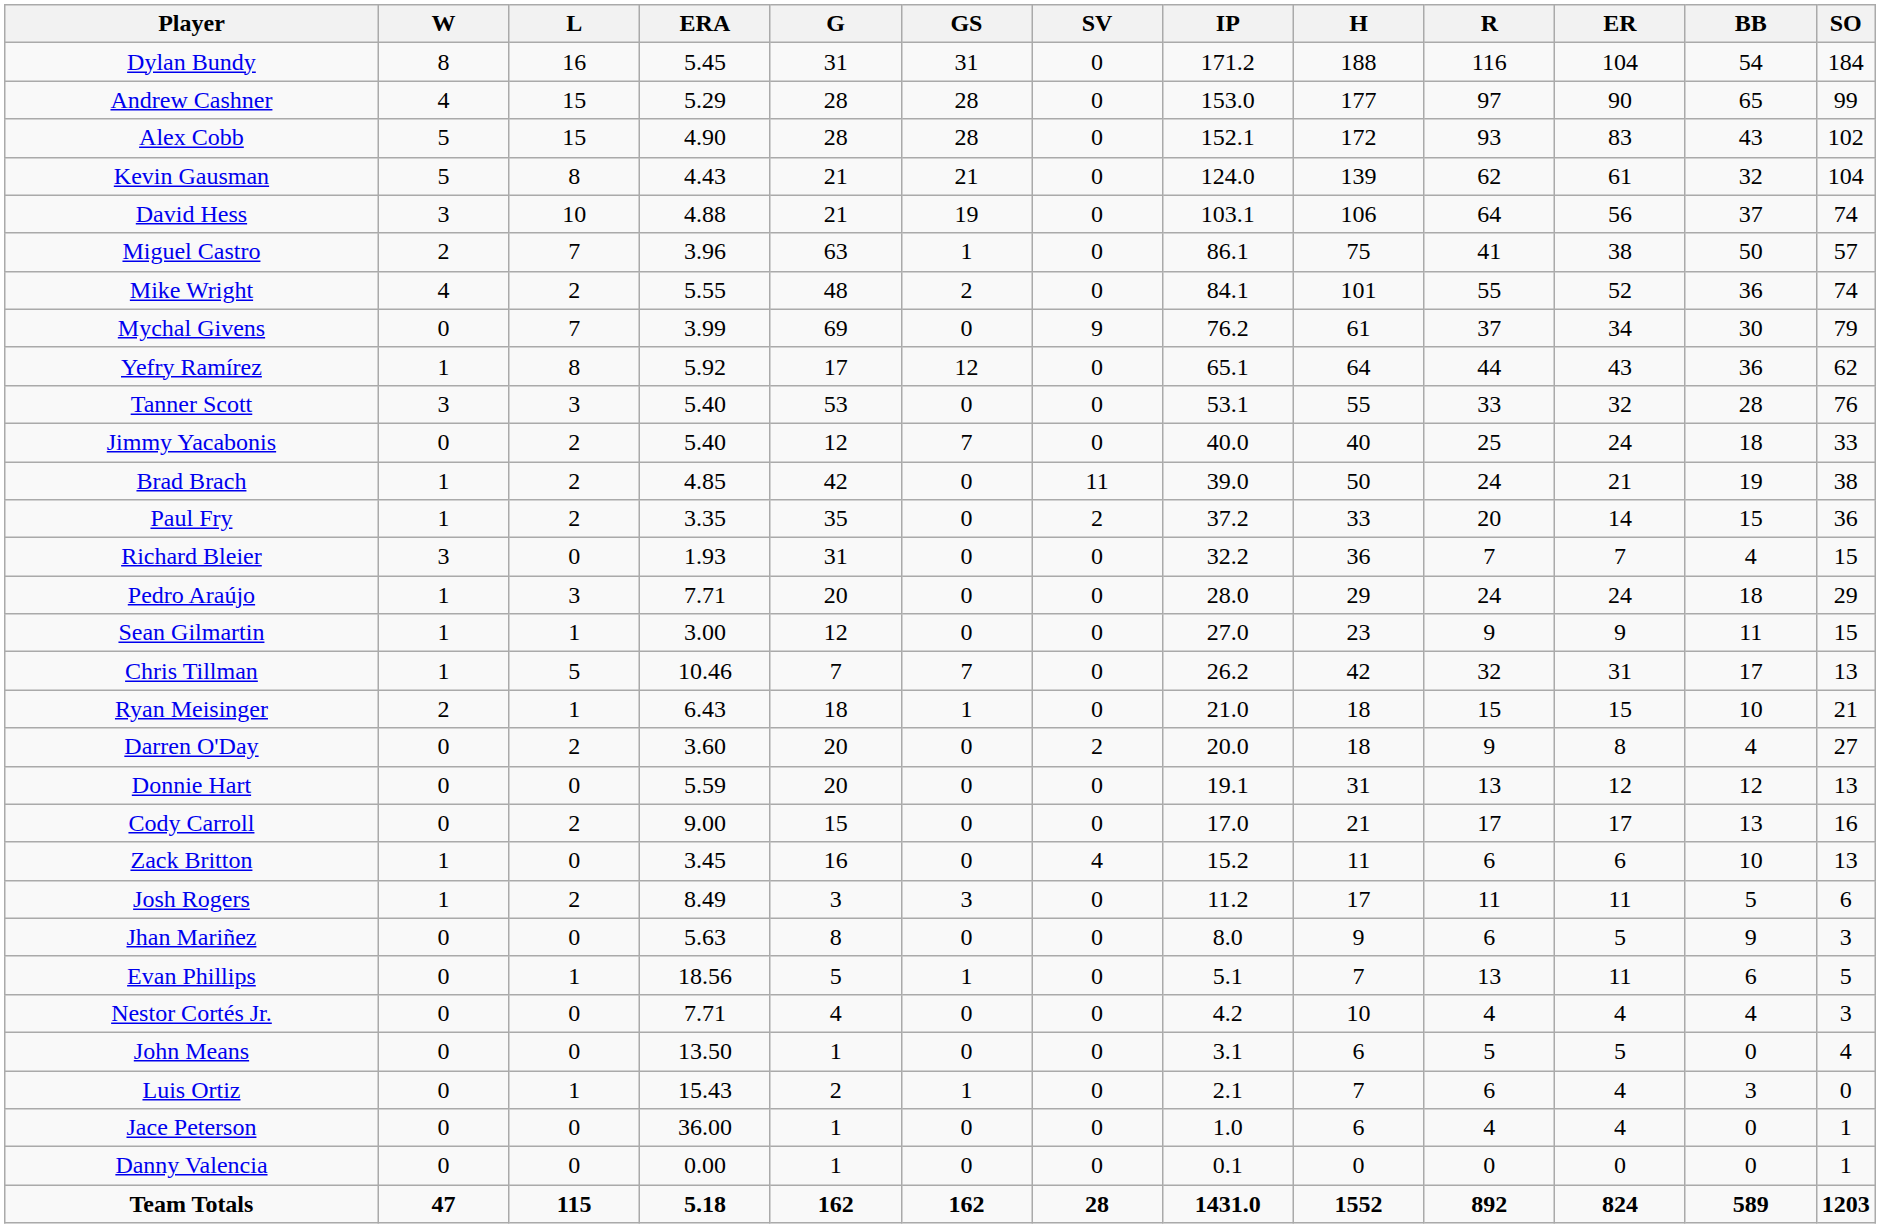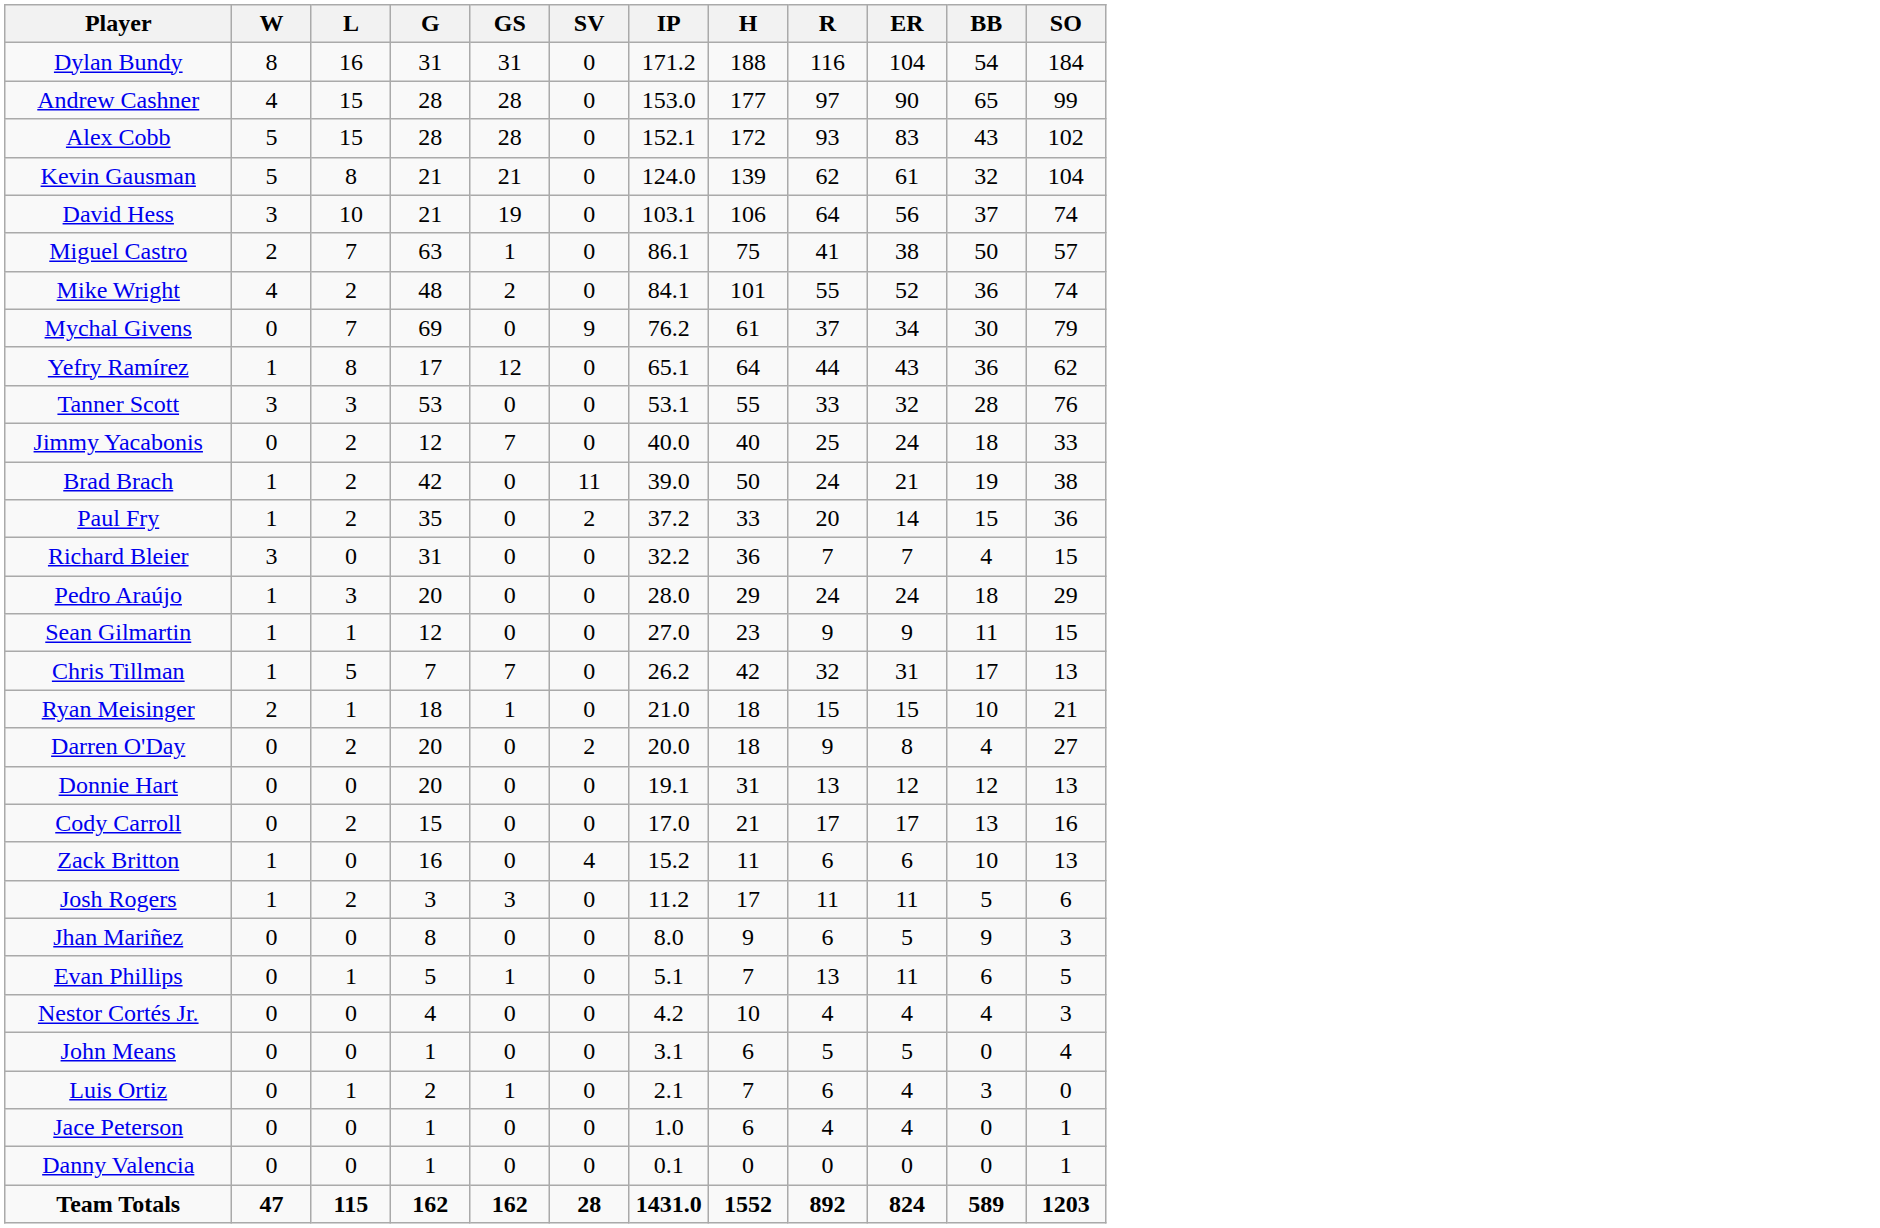- column: (705, 23)
